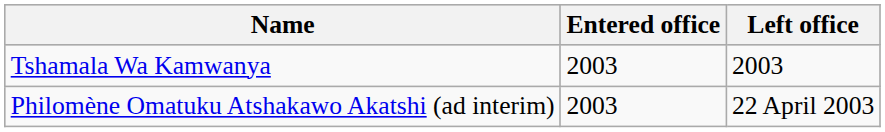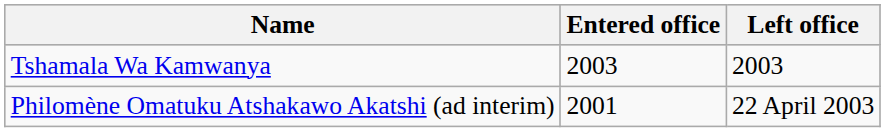(592, 106) 2003 -> (592, 106) 2001
